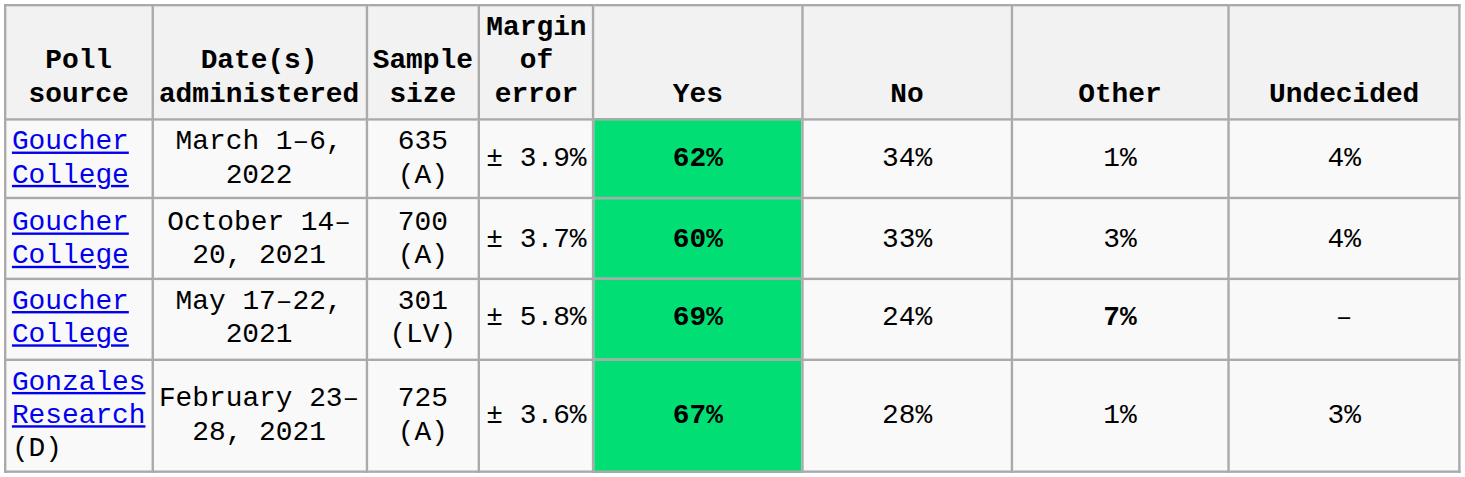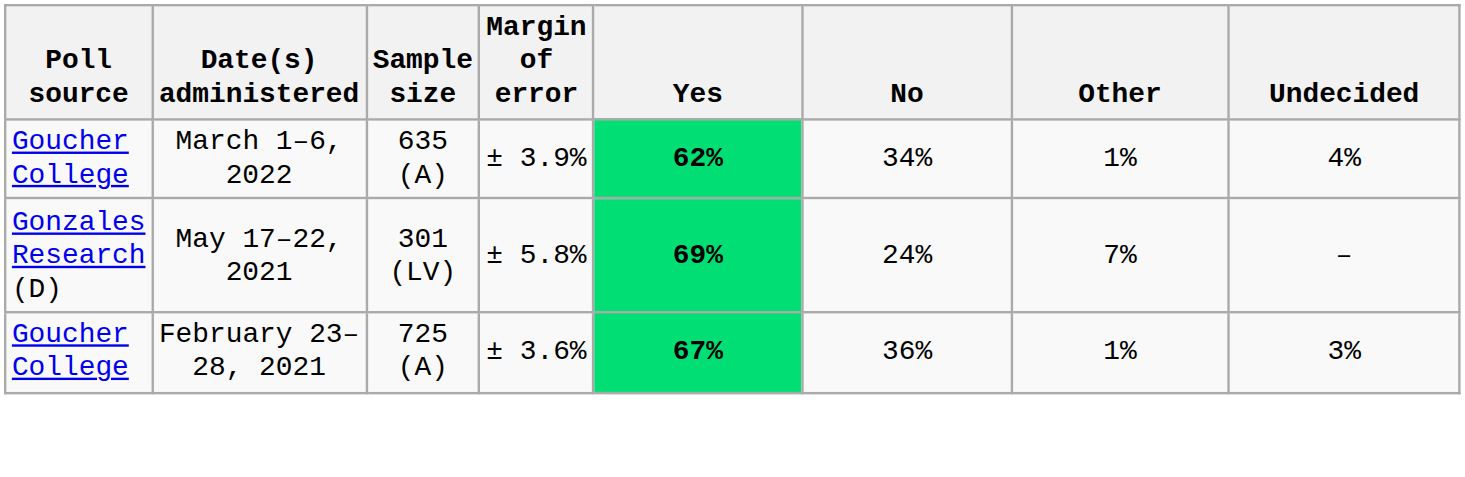- row: (259, 238)
(70, 319) Goucher College -> (79, 255) Gonzales Research (D)
(1120, 319) bold -> (1120, 255) normal
(79, 415) Gonzales Research (D) -> (70, 352) Goucher College
(907, 415) 28% -> (907, 352) 36%
